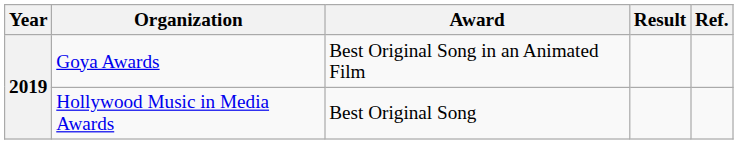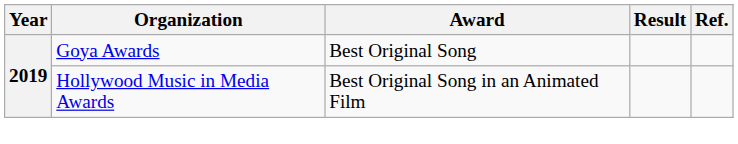(464, 60) Best Original Song in an Animated Film -> (403, 50) Best Original Song
(403, 113) Best Original Song -> (464, 91) Best Original Song in an Animated Film
